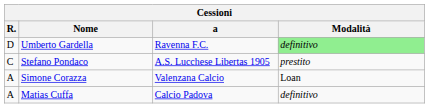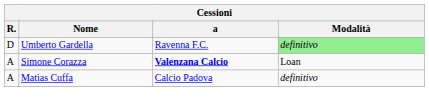- row: (54, 62)
(189, 78) normal -> (191, 62) bold
